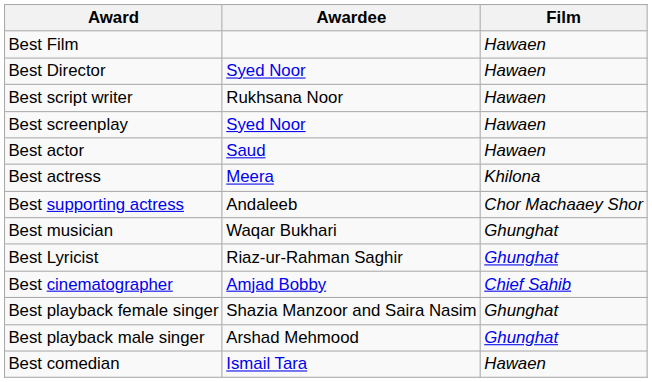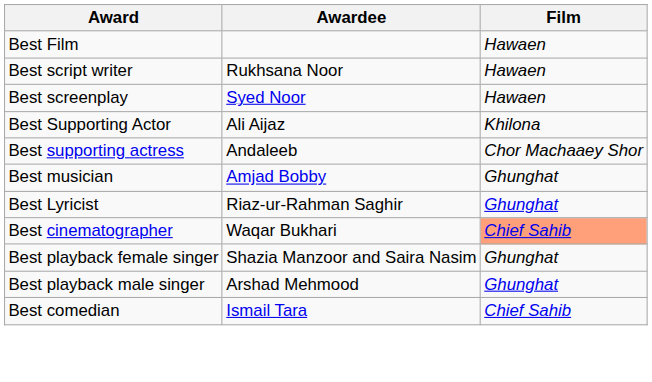- row: (57, 71)
- row: (46, 151)
- row: (55, 177)
+ row: (90, 124)
(282, 230) Waqar Bukhari -> (276, 177) Amjad Bobby
(276, 284) Amjad Bobby -> (282, 230) Waqar Bukhari
(528, 284) no background -> (528, 230) lightsalmon background
(515, 364) Hawaen -> (528, 310) Chief Sahib
